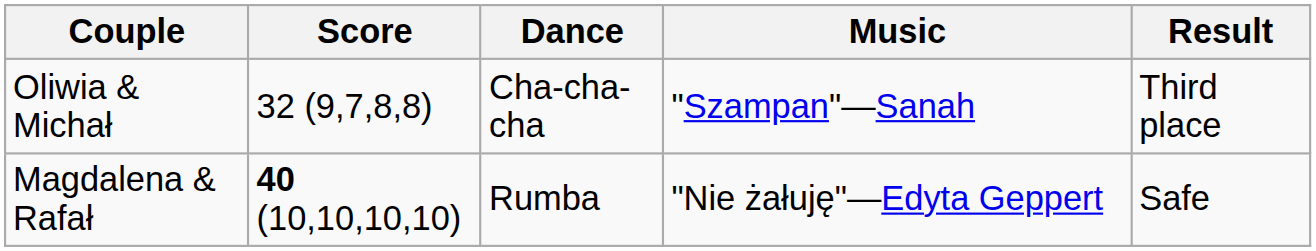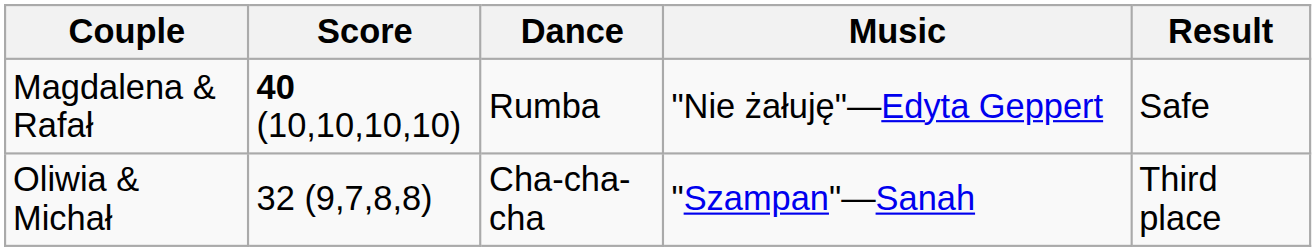rows swapped: (76, 105) <-> (114, 198)
